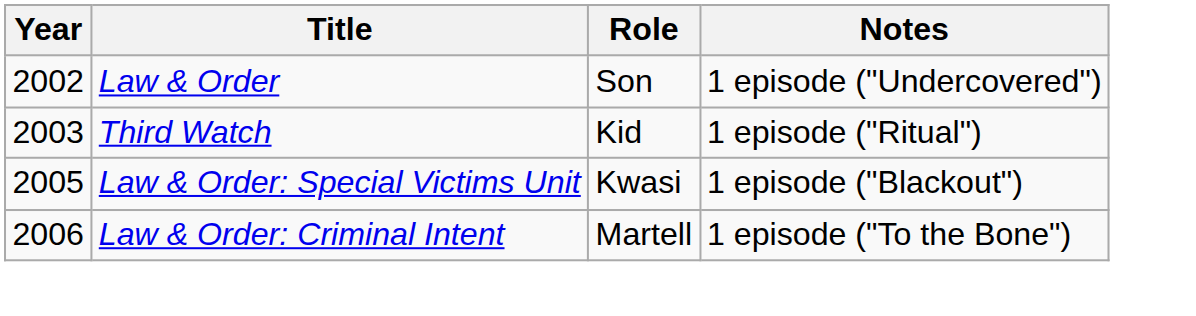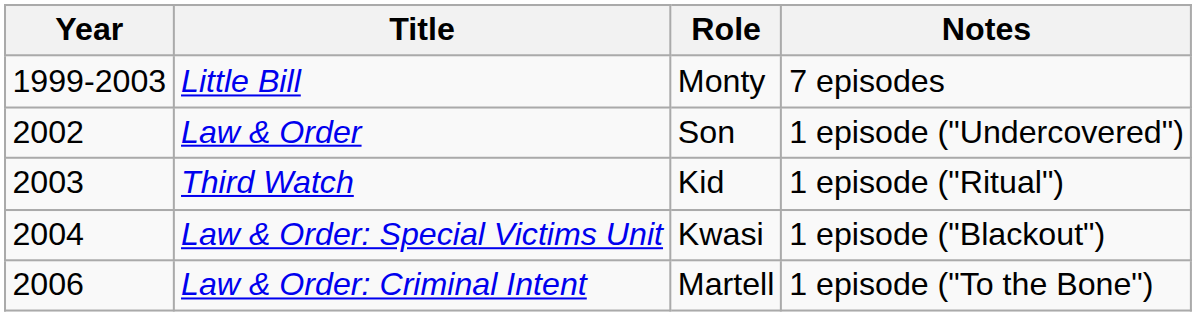+ row: (241, 81)
(48, 183) 2005 -> (48, 234) 2004
